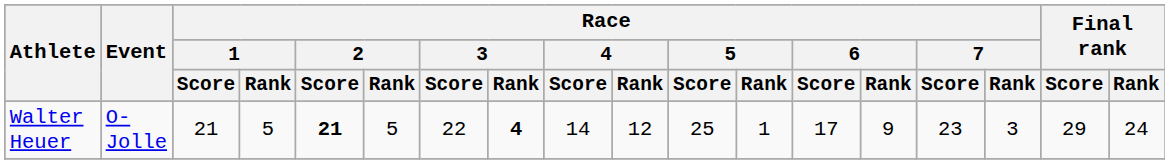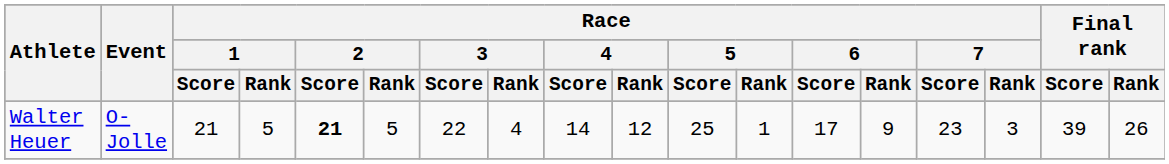(516, 129) bold -> (516, 129) normal
(1074, 129) 29 -> (1074, 129) 39
(1136, 129) 24 -> (1136, 129) 26
